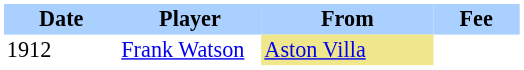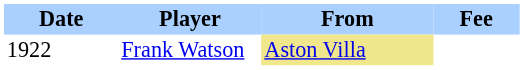(29, 49) 1912 -> (29, 49) 1922
